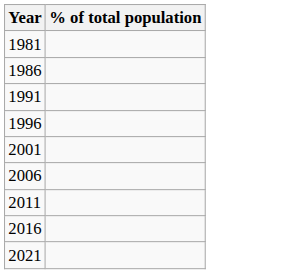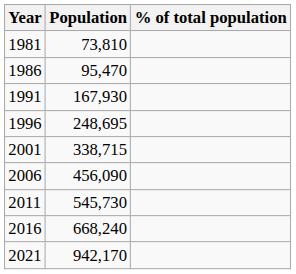+ column: (88, 17)
